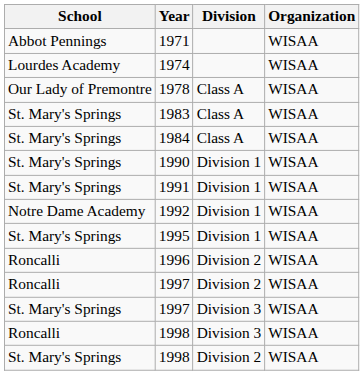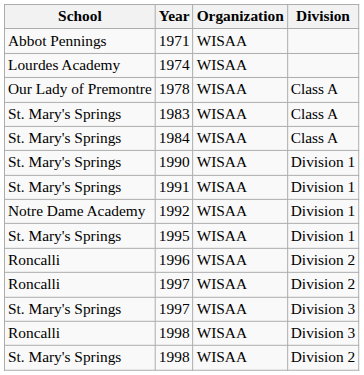columns swapped: (312, 16) <-> (229, 16)
